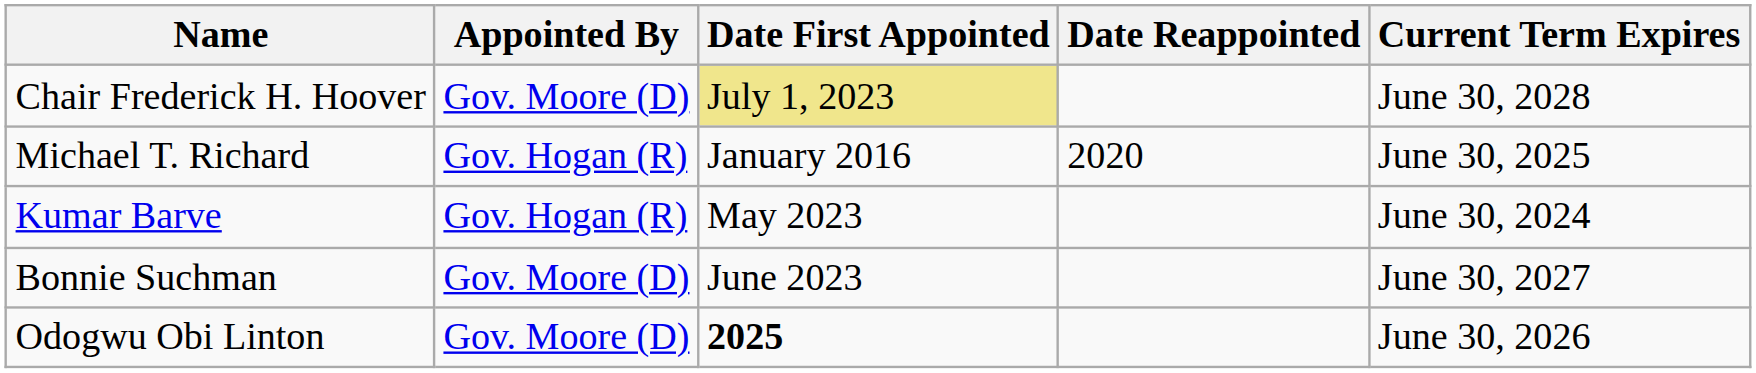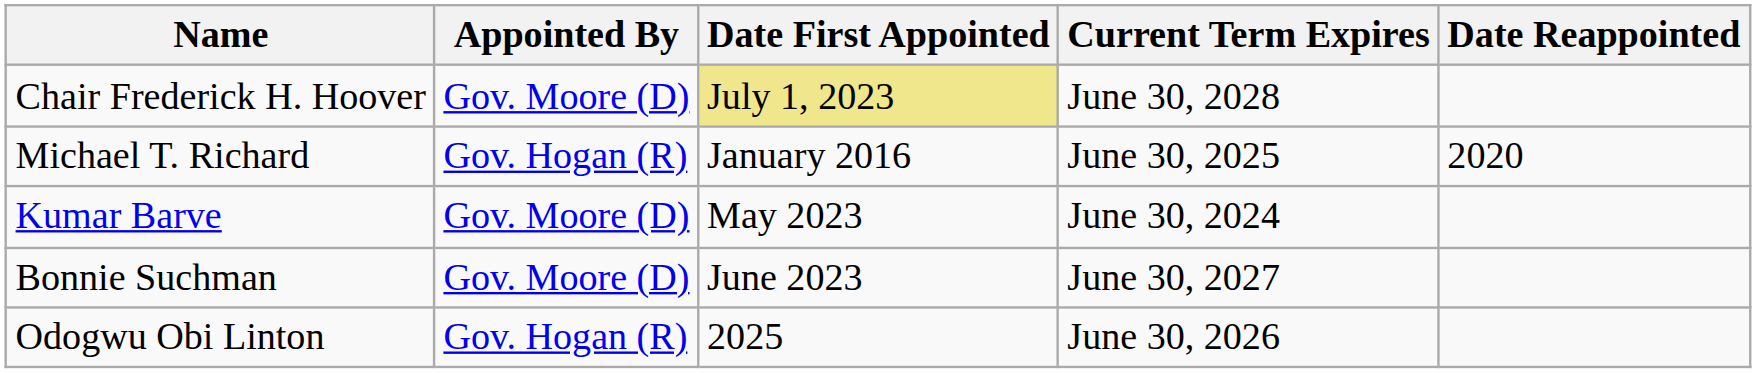columns swapped: (1214, 34) <-> (1559, 34)
(565, 215) Gov. Hogan (R) -> (566, 215) Gov. Moore (D)
(566, 336) Gov. Moore (D) -> (565, 336) Gov. Hogan (R)
(745, 336) bold -> (745, 336) normal
